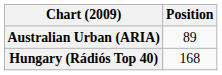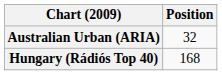(190, 37) 89 -> (190, 37) 32
